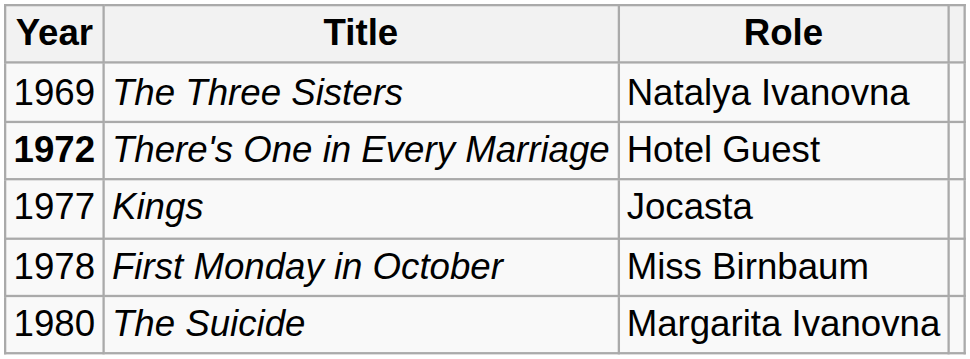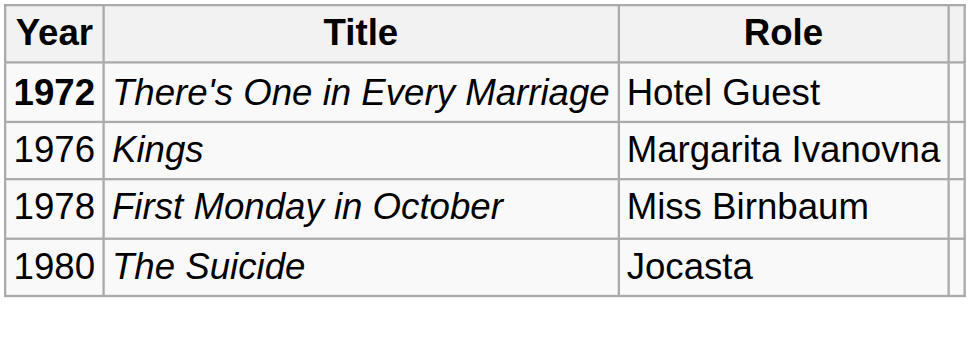- row: (258, 91)
(54, 207) 1977 -> (54, 149) 1976
(690, 207) Jocasta -> (783, 149) Margarita Ivanovna
(783, 324) Margarita Ivanovna -> (690, 265) Jocasta
